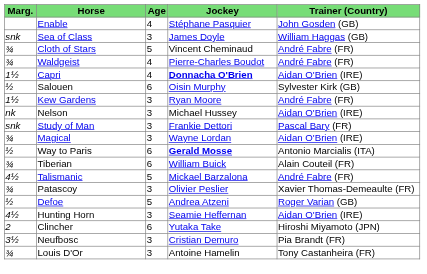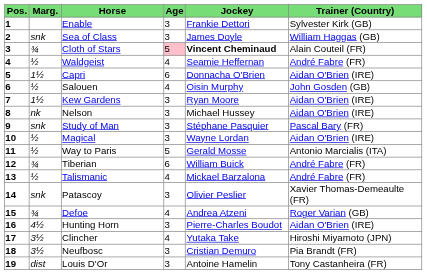+ column: (17, 11)
(149, 23) 4 -> (167, 23) 3
(210, 23) Stéphane Pasquier -> (218, 23) Frankie Dettori
(318, 23) John Gosden (GB) -> (331, 23) Sylvester Kirk (GB)
(149, 49) no background -> (167, 49) pink background
(211, 49) normal -> (231, 49) bold
(316, 49) André Fabre (FR) -> (328, 49) Alain Couteil (FR)
(9, 62) ¾ -> (34, 62) ½
(217, 62) Pierre-Charles Boudot -> (225, 62) Seamie Heffernan
(149, 74) 4 -> (167, 74) 6
(211, 74) bold -> (226, 74) normal
(149, 87) 6 -> (167, 87) 4
(319, 87) Sylvester Kirk (GB) -> (330, 87) John Gosden (GB)
(316, 100) André Fabre (FR) -> (332, 100) Aidan O'Brien (IRE)
(200, 125) Frankie Dettori -> (227, 125) Stéphane Pasquier
(9, 138) ¾ -> (34, 138) ½
(149, 151) 6 -> (167, 151) 5
(200, 151) bold -> (216, 151) normal
(316, 163) Alain Couteil (FR) -> (327, 163) André Fabre (FR)
(12, 176) 4½ -> (34, 176) ½
(149, 176) 5 -> (167, 176) 4
(9, 189) ¾ -> (38, 194) snk
(9, 202) ½ -> (34, 212) ¾
(149, 202) 5 -> (167, 212) 4
(208, 214) Seamie Heffernan -> (234, 225) Pierre-Charles Boudot
(8, 227) 2 -> (37, 238) 3½
(149, 227) 6 -> (167, 238) 4
(9, 253) ¾ -> (38, 263) dist
